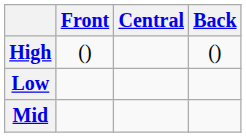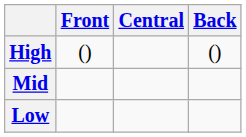rows swapped: (30, 115) <-> (30, 83)
